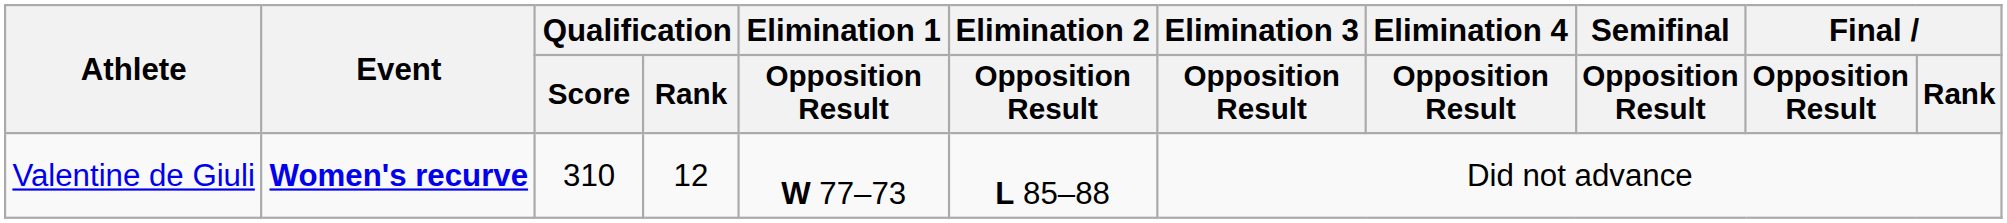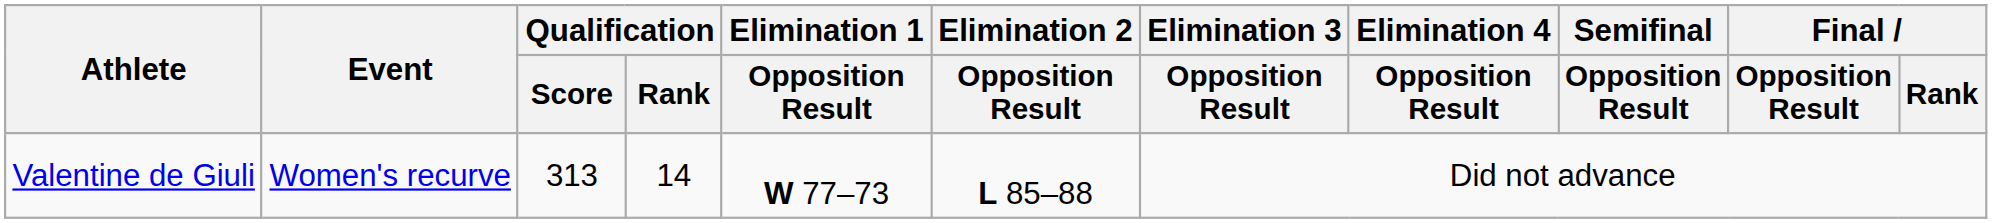(399, 176) bold -> (390, 176) normal
(589, 176) 310 -> (572, 176) 313
(691, 176) 12 -> (674, 176) 14
